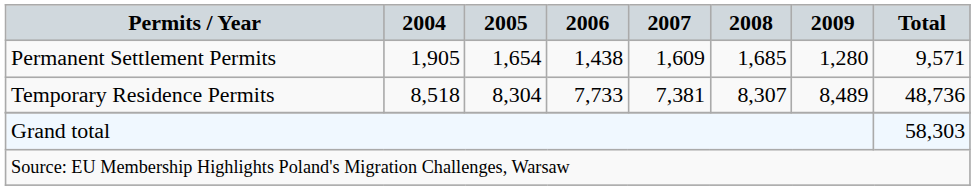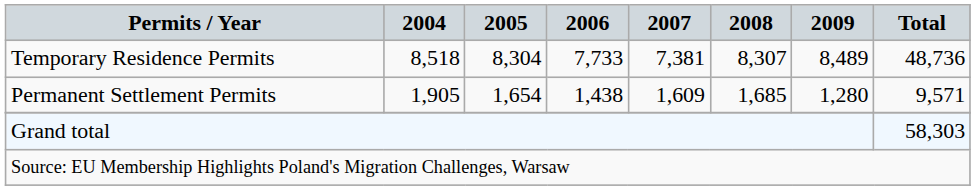rows swapped: (144, 58) <-> (143, 94)
